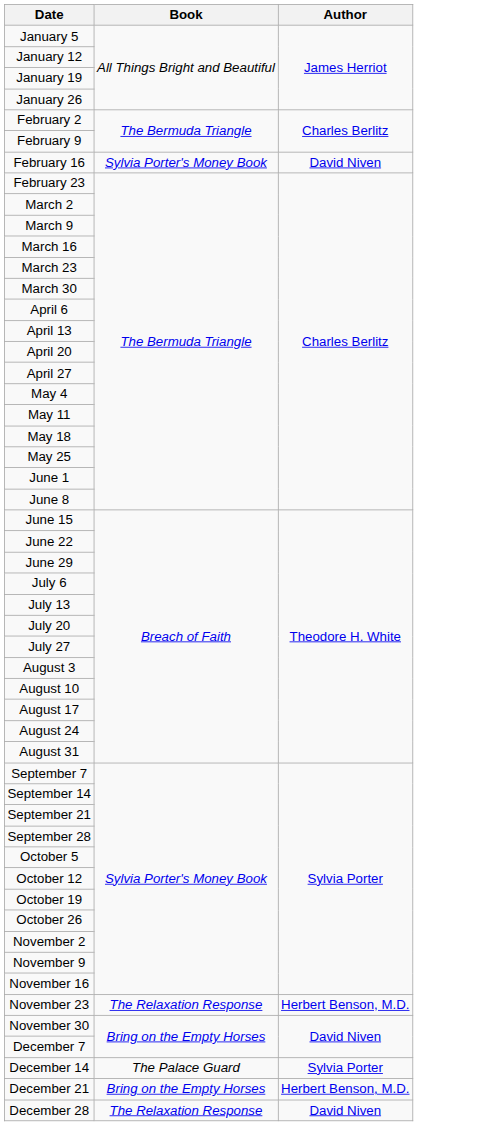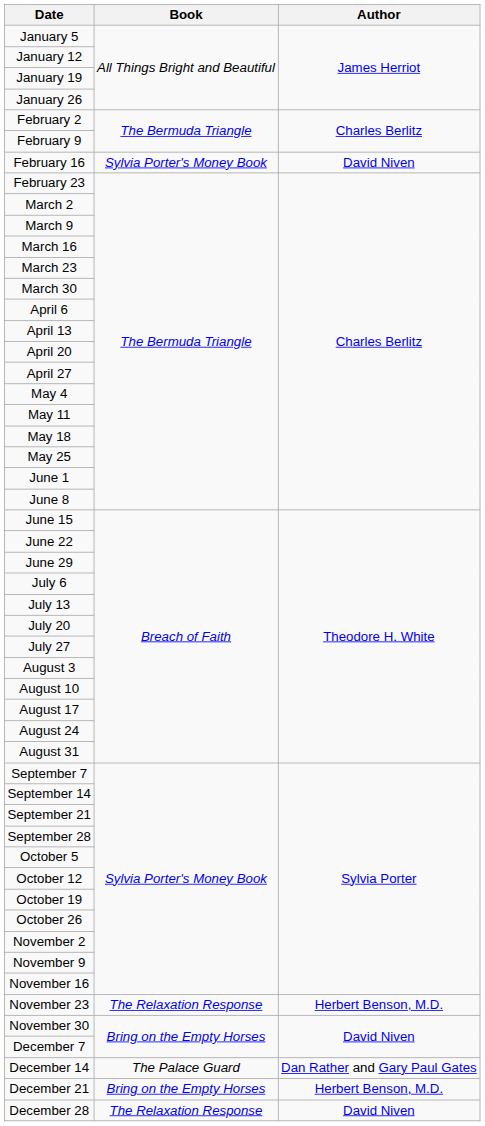(345, 1068) Sylvia Porter -> (379, 1068) Dan Rather and Gary Paul Gates
